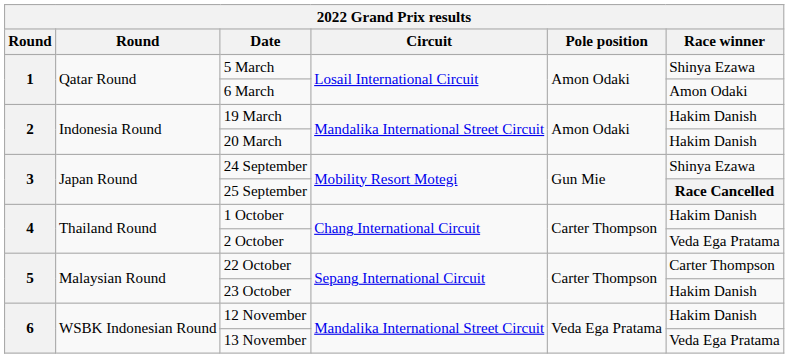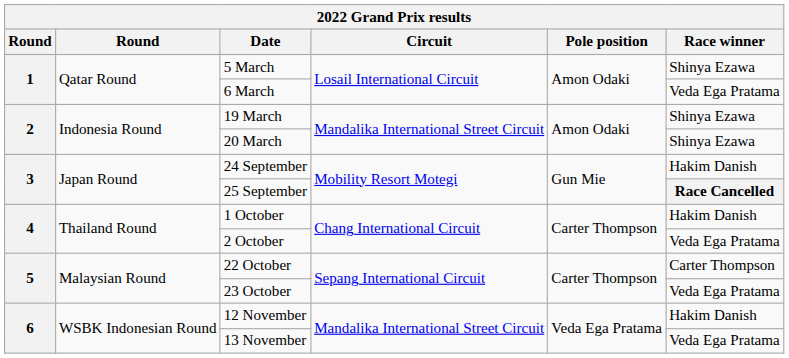(708, 91) Amon Odaki -> (724, 91) Veda Ega Pratama
(713, 116) Hakim Danish -> (712, 116) Shinya Ezawa
(713, 141) Hakim Danish -> (712, 141) Shinya Ezawa
(712, 165) Shinya Ezawa -> (713, 165) Hakim Danish
(713, 290) Hakim Danish -> (724, 290) Veda Ega Pratama
